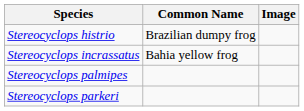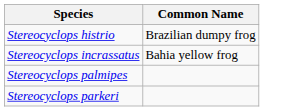- column: (279, 14)
